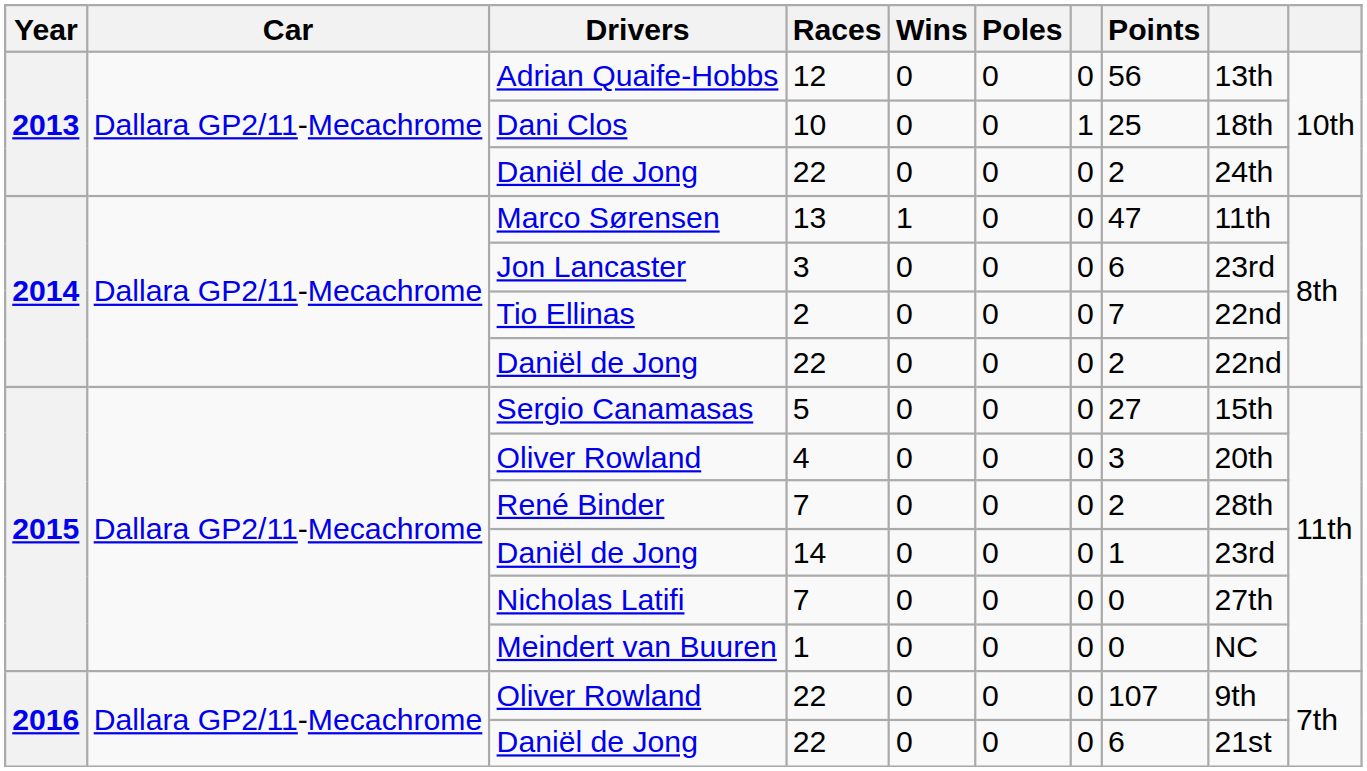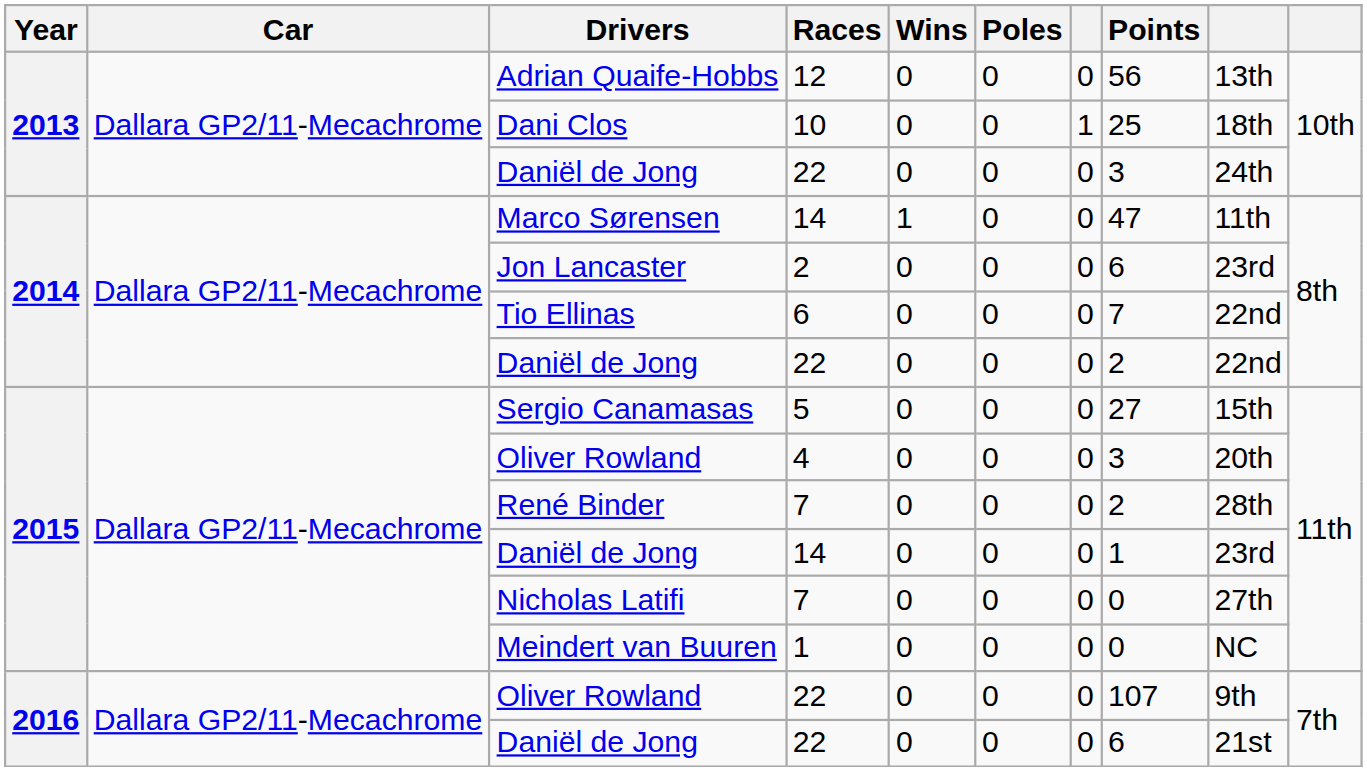(1116, 171) 2 -> (1116, 171) 3
(810, 219) 13 -> (810, 219) 14
(801, 266) 3 -> (801, 266) 2
(801, 314) 2 -> (801, 314) 6
